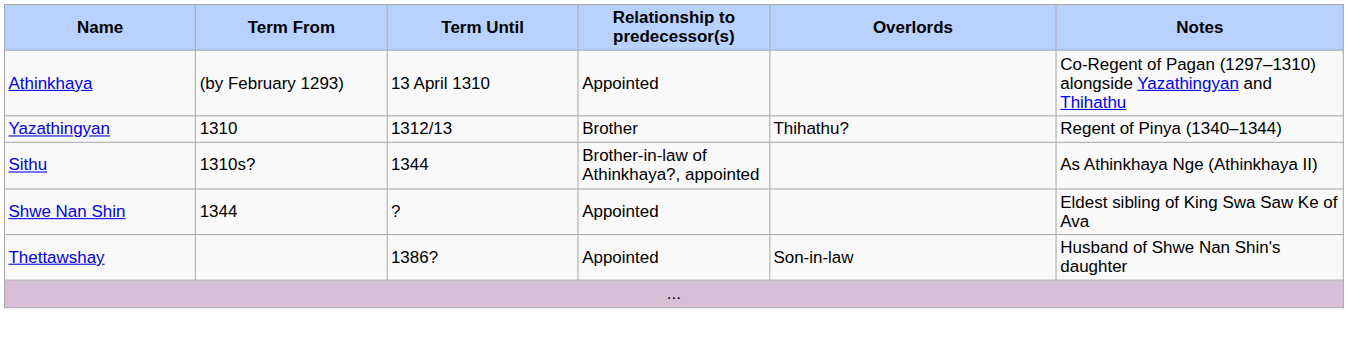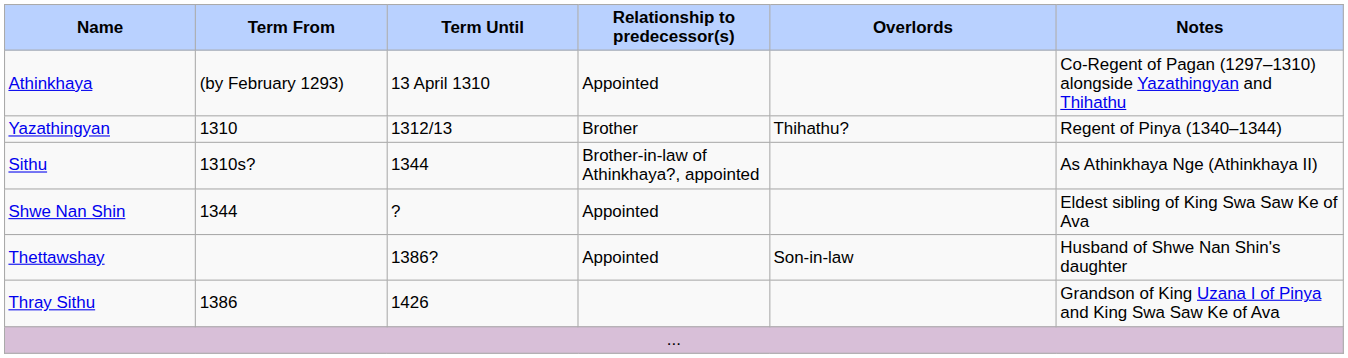+ row: (52, 303)
